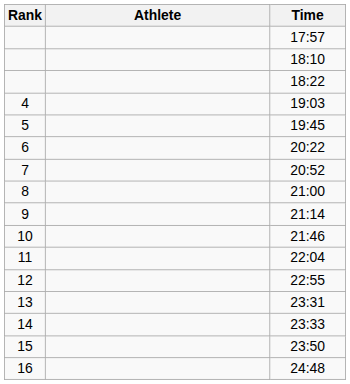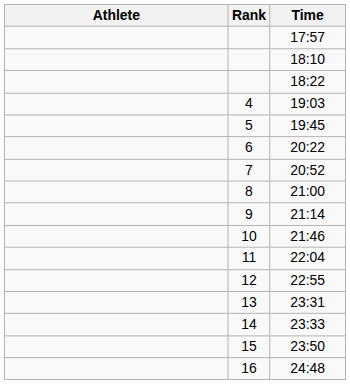columns swapped: (25, 15) <-> (158, 15)
